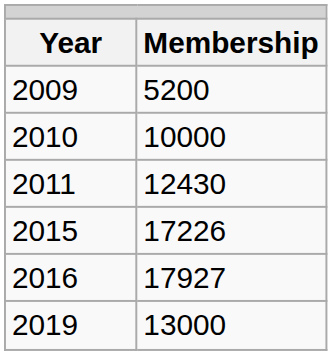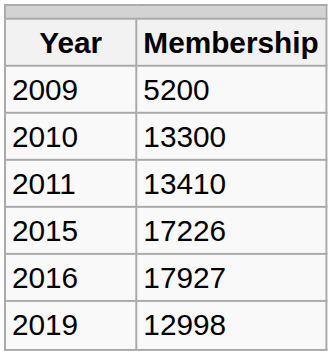(185, 137) 10000 -> (185, 137) 13300
(185, 184) 12430 -> (185, 184) 13410
(185, 326) 13000 -> (185, 326) 12998
